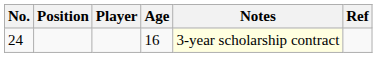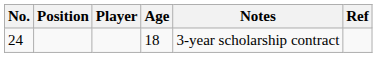(152, 40) 16 -> (152, 40) 18
(258, 40) lightyellow background -> (258, 40) no background
